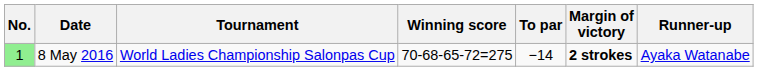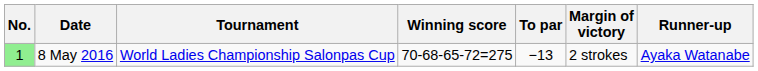(541, 55) −14 -> (541, 55) −13
(601, 55) bold -> (598, 55) normal
